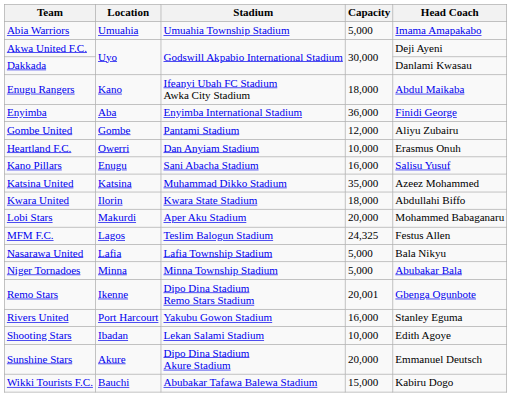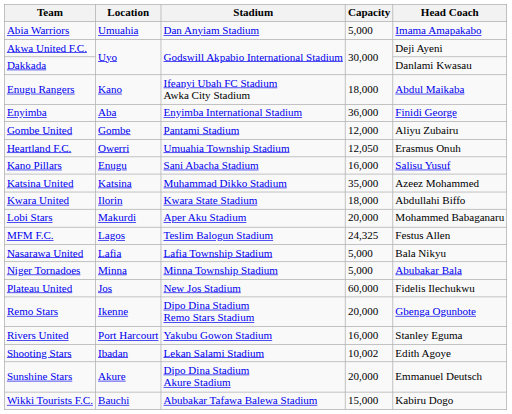(226, 30) Umuahia Township Stadium -> (211, 30) Dan Anyiam Stadium
(211, 148) Dan Anyiam Stadium -> (226, 148) Umuahia Township Stadium
(363, 148) 10,000 -> (363, 148) 12,050
+ row: (40, 288)
(363, 294) 20,001 -> (363, 312) 20,000
(363, 335) 10,000 -> (363, 353) 10,002
